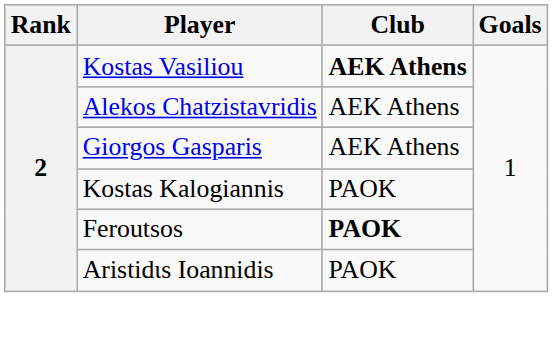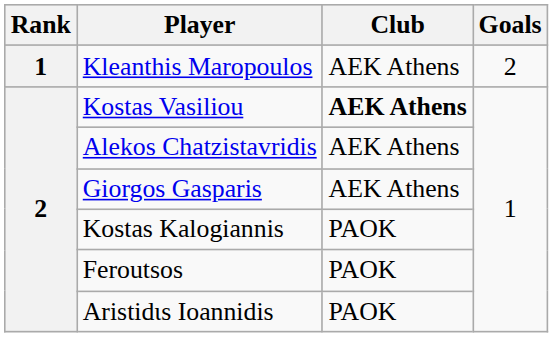+ row: (198, 65)
(365, 229) bold -> (362, 270) normal
